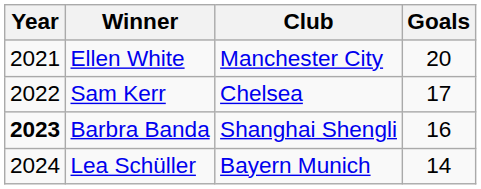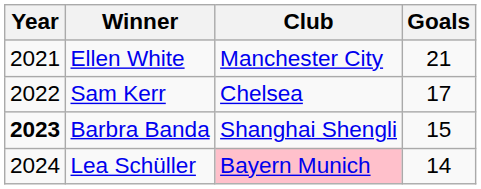(439, 58) 20 -> (439, 58) 21
(439, 129) 16 -> (439, 129) 15
(295, 165) no background -> (295, 165) pink background
